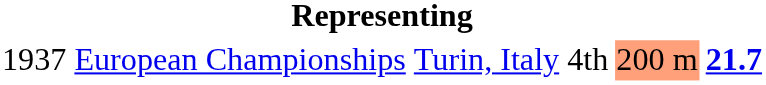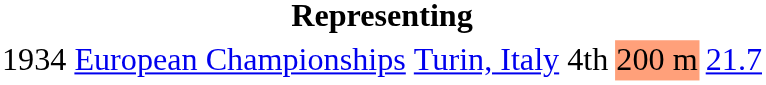(34, 59) 1937 -> (34, 59) 1934
(734, 59) bold -> (734, 59) normal
